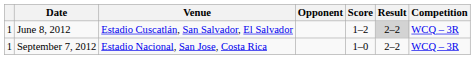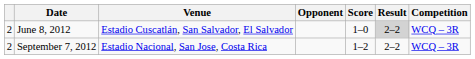(9, 29) 1 -> (9, 29) 2
(360, 29) 1–2 -> (360, 29) 1–0
(9, 46) 1 -> (9, 46) 2
(360, 46) 1–0 -> (360, 46) 1–2
